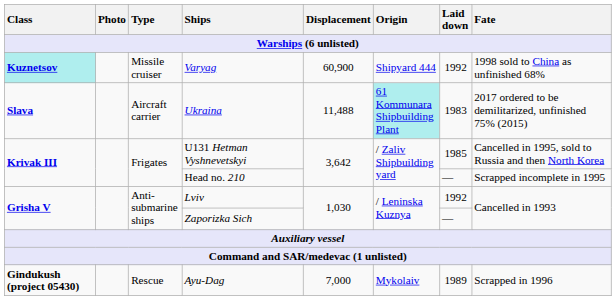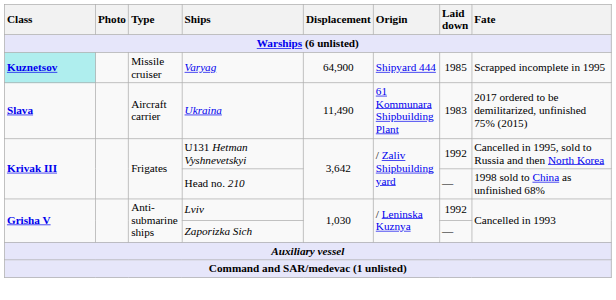(338, 67) 60,900 -> (338, 67) 64,900
(456, 67) 1992 -> (456, 67) 1985
(523, 67) 1998 sold to China as unfinished 68% -> (540, 67) Scrapped incomplete in 1995
(338, 110) 11,488 -> (338, 110) 11,490
(405, 110) paleturquoise background -> (405, 110) no background
(456, 153) 1985 -> (456, 153) 1992
(540, 177) Scrapped incomplete in 1995 -> (523, 184) 1998 sold to China as unfinished 68%
- row: (204, 280)
